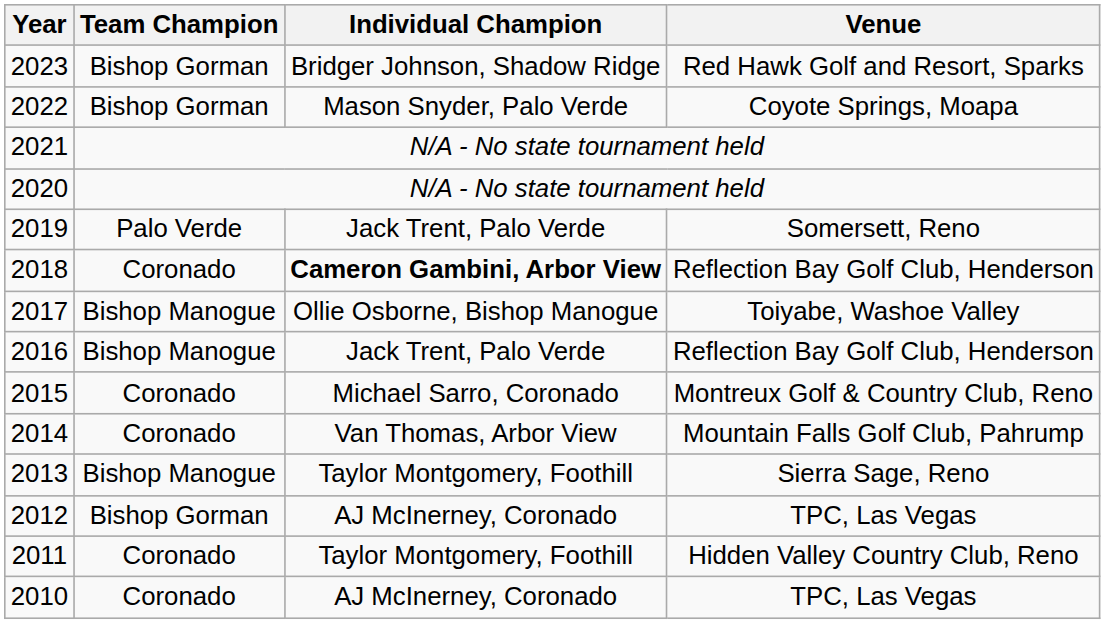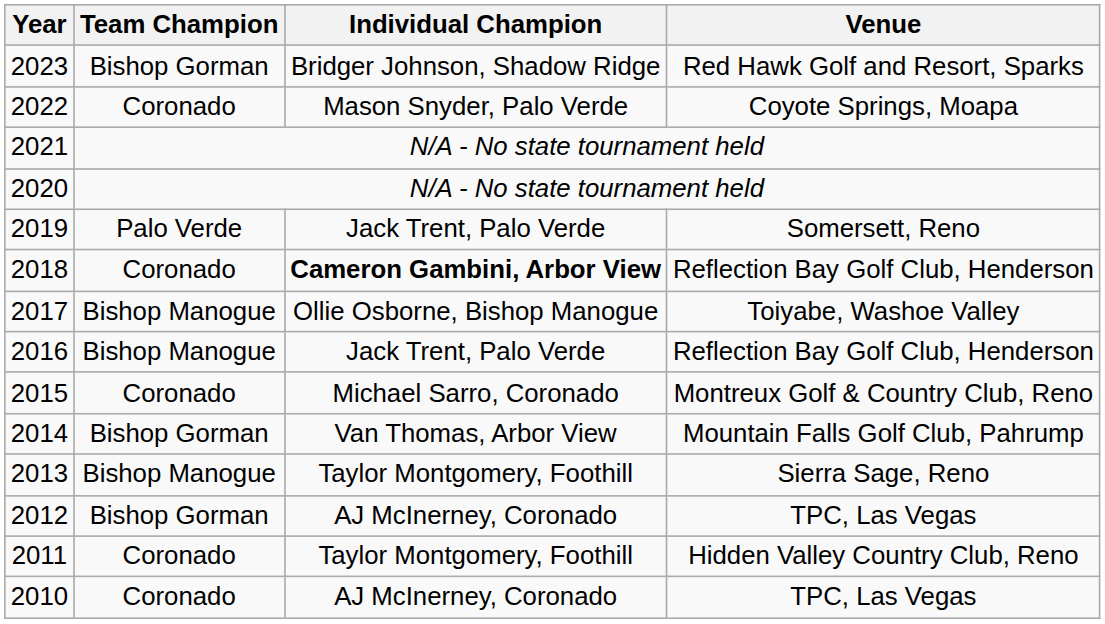(179, 106) Bishop Gorman -> (179, 106) Coronado
(179, 433) Coronado -> (179, 433) Bishop Gorman
